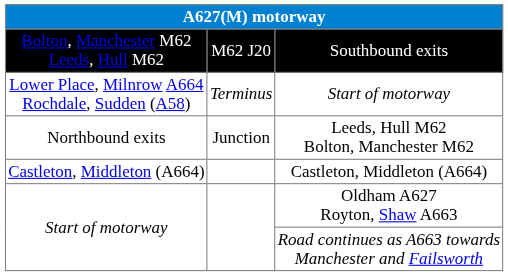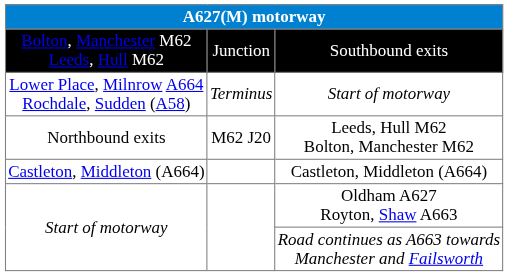(241, 50) M62 J20 -> (241, 50) Junction
(241, 137) Junction -> (241, 137) M62 J20
